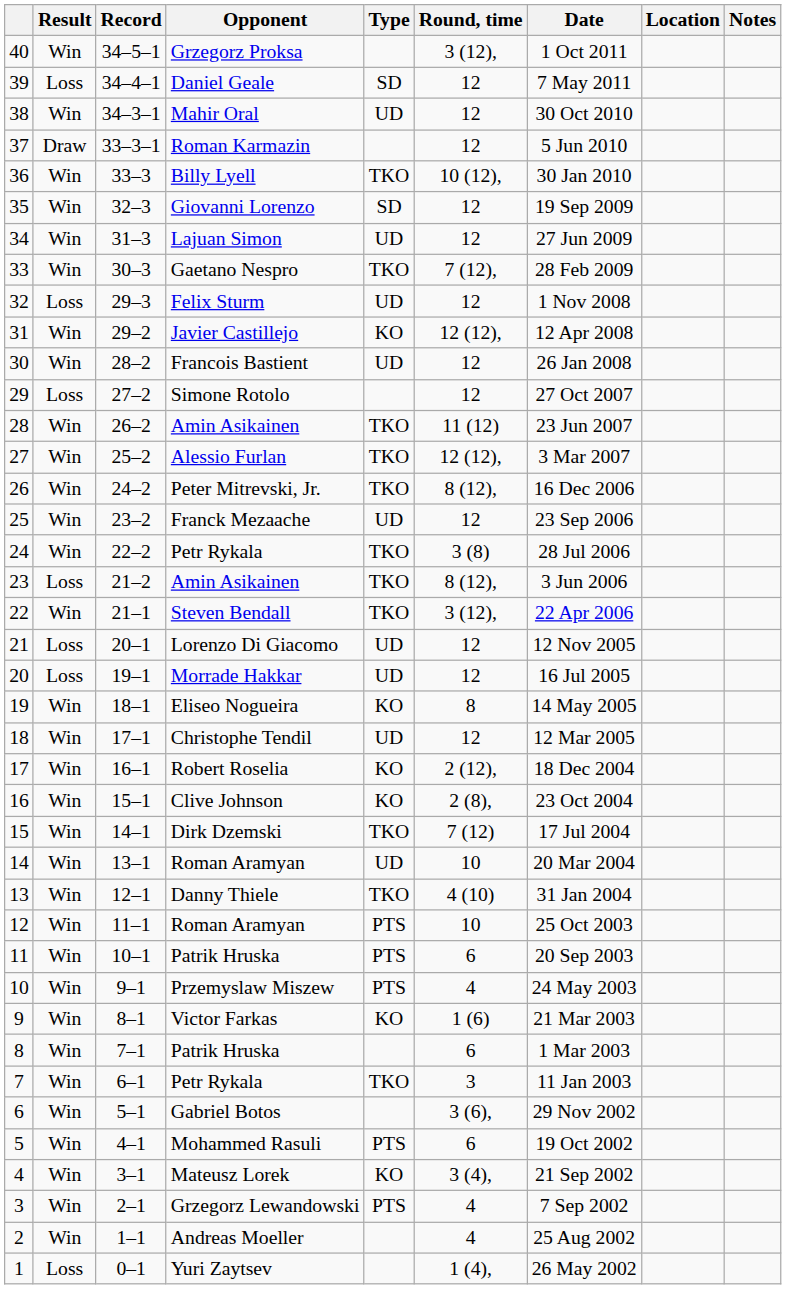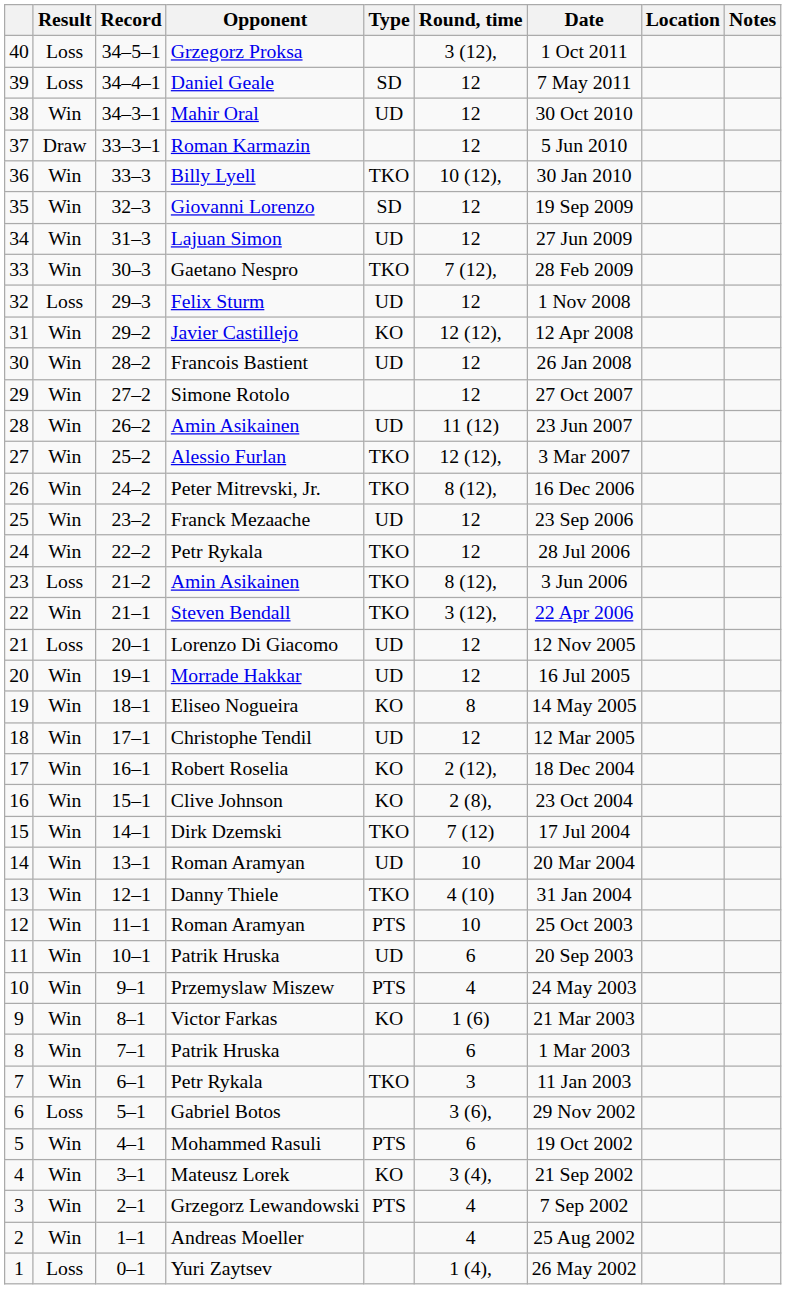(65, 51) Win -> (65, 51) Loss
(65, 394) Loss -> (65, 394) Win
(389, 425) TKO -> (389, 425) UD
(471, 550) 3 (8) -> (471, 550) 12
(65, 675) Loss -> (65, 675) Win
(389, 956) PTS -> (389, 956) UD
(65, 1112) Win -> (65, 1112) Loss
